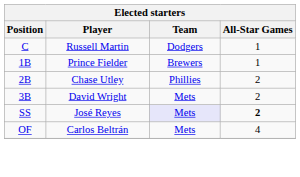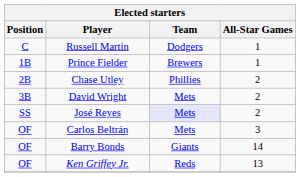(258, 113) bold -> (258, 113) normal
(258, 130) 4 -> (258, 130) 3
+ row: (98, 146)
+ row: (98, 163)
